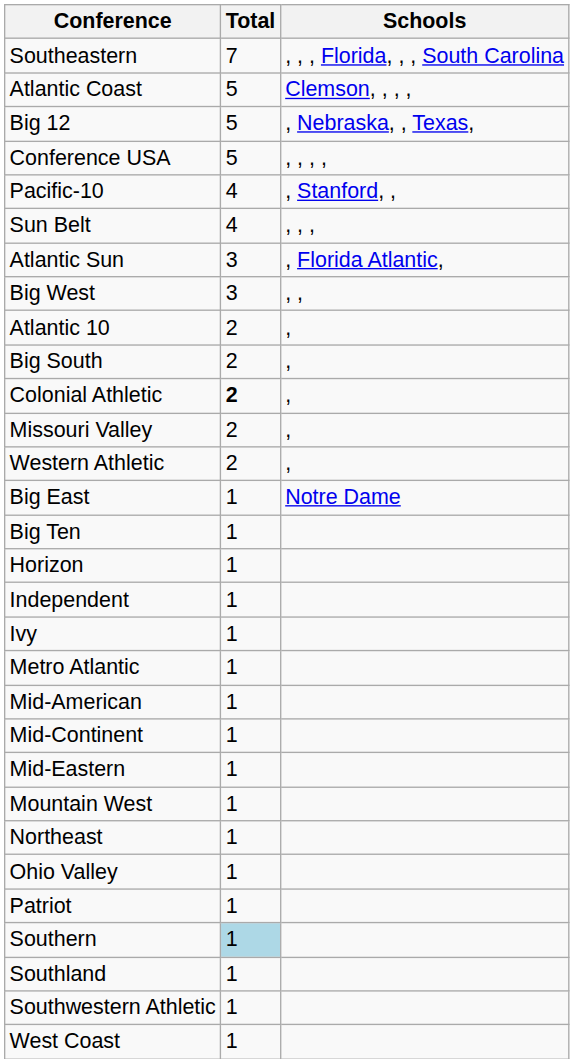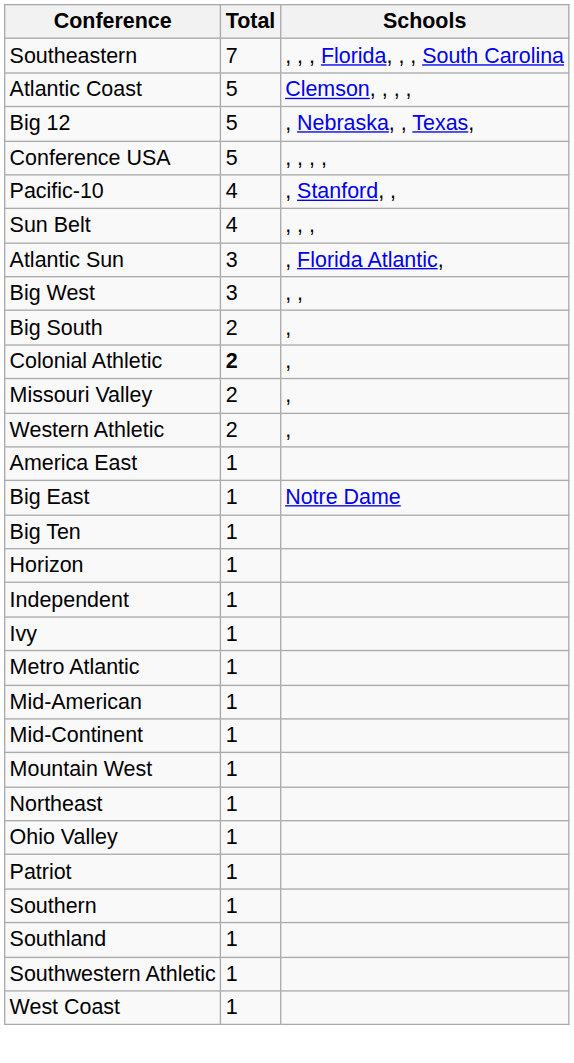- row: (60, 327)
+ row: (73, 463)
- row: (67, 769)
(232, 939) lightblue background -> (232, 905) no background
